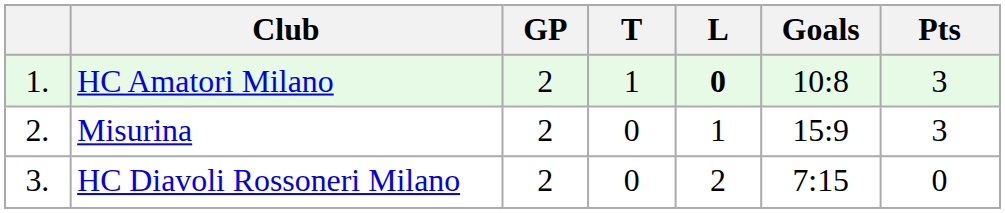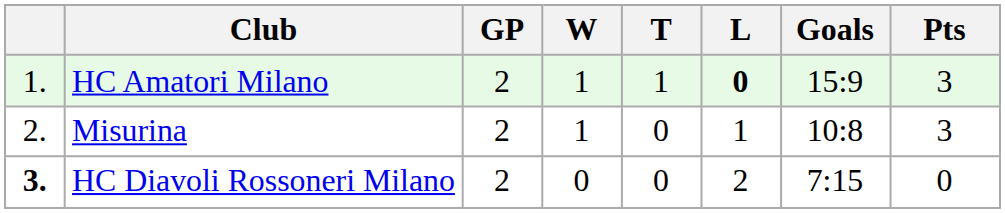+ column: (582, 29)
(821, 80) 10:8 -> (835, 80) 15:9
(821, 130) 15:9 -> (835, 130) 10:8
(37, 181) normal -> (35, 181) bold
